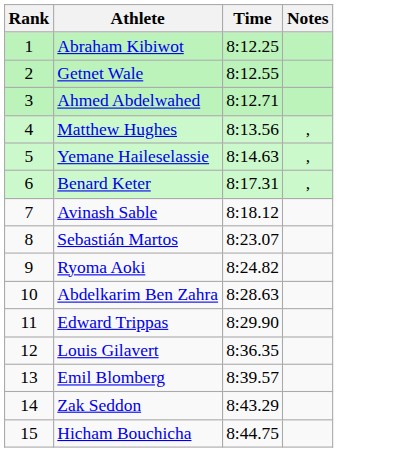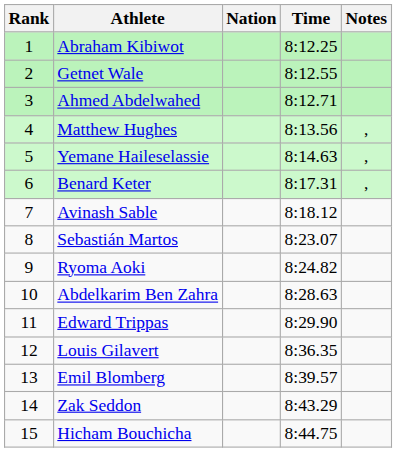+ column: (251, 18)
